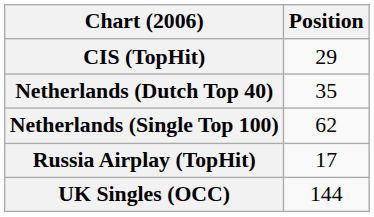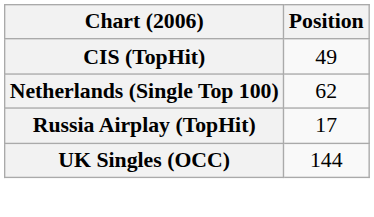(326, 56) 29 -> (326, 56) 49
- row: (144, 90)
